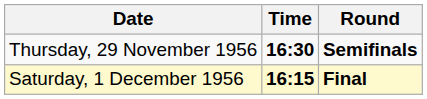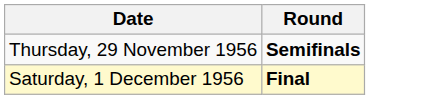- column: (290, 19)
